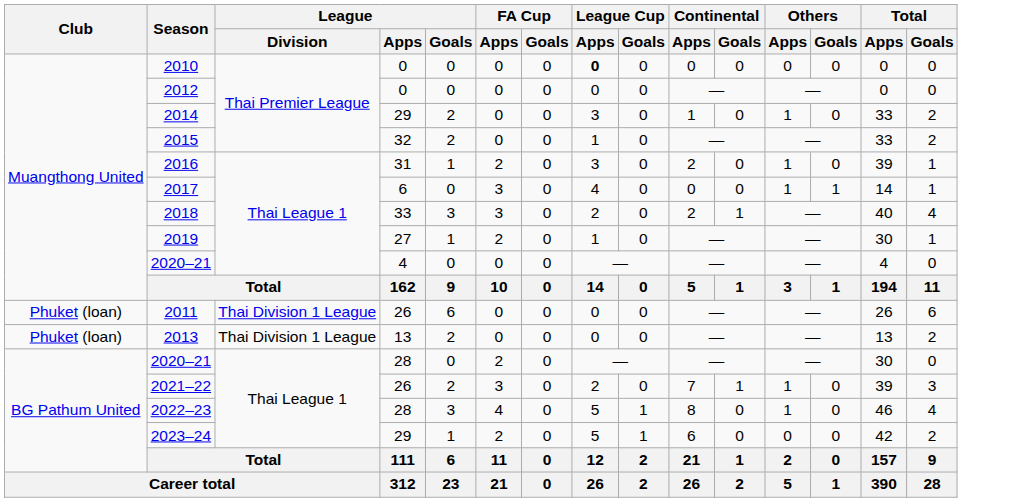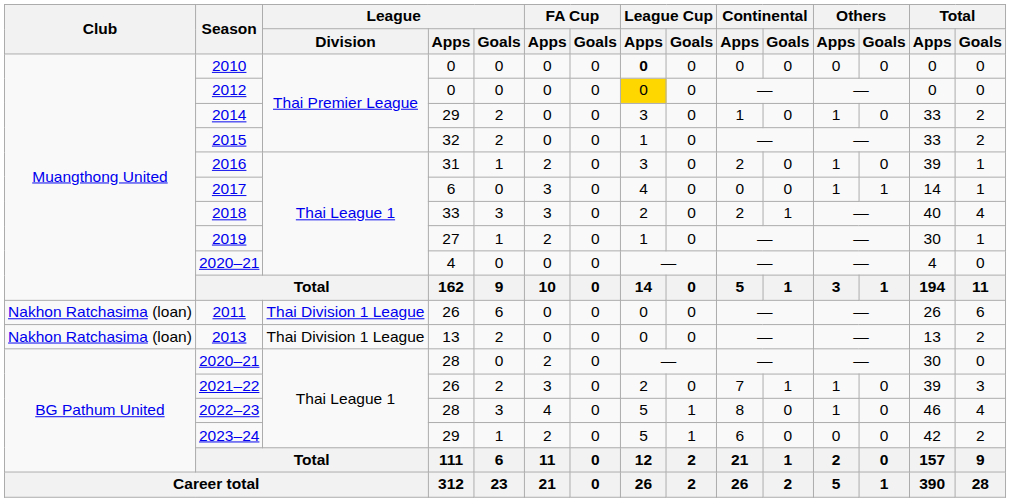(595, 90) no background -> (643, 90) gold background
(76, 312) Phuket (loan) -> (100, 312) Nakhon Ratchasima (loan)
(76, 336) Phuket (loan) -> (100, 336) Nakhon Ratchasima (loan)
